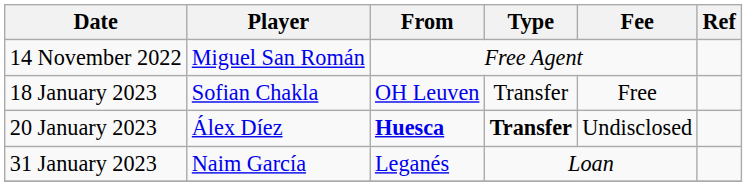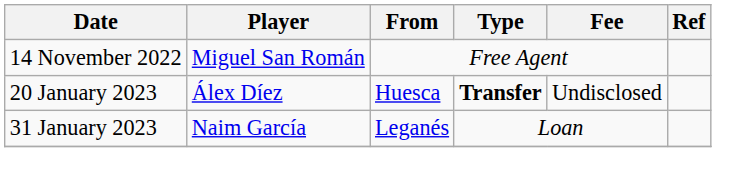- row: (83, 92)
(410, 127) bold -> (408, 92) normal
